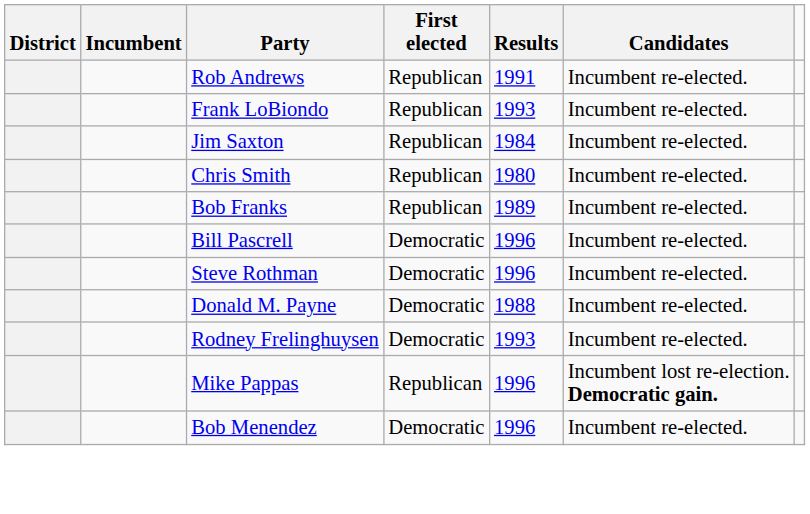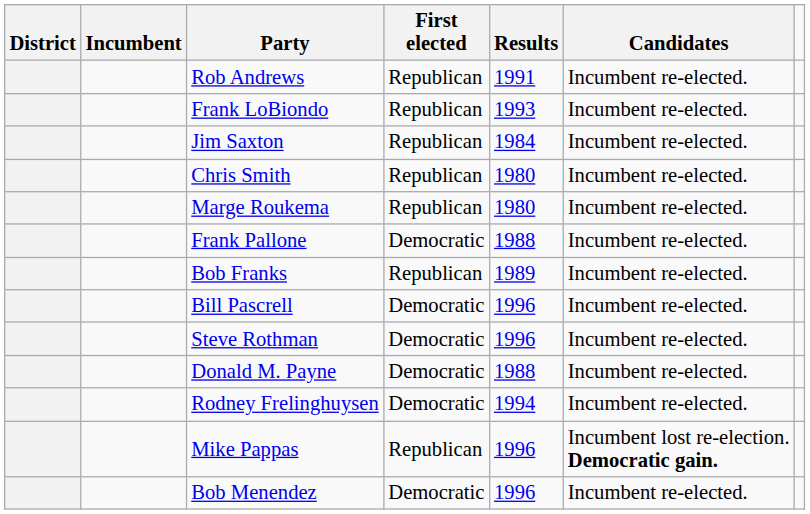+ row: (260, 207)
+ row: (249, 240)
(515, 338) 1993 -> (515, 404) 1994
